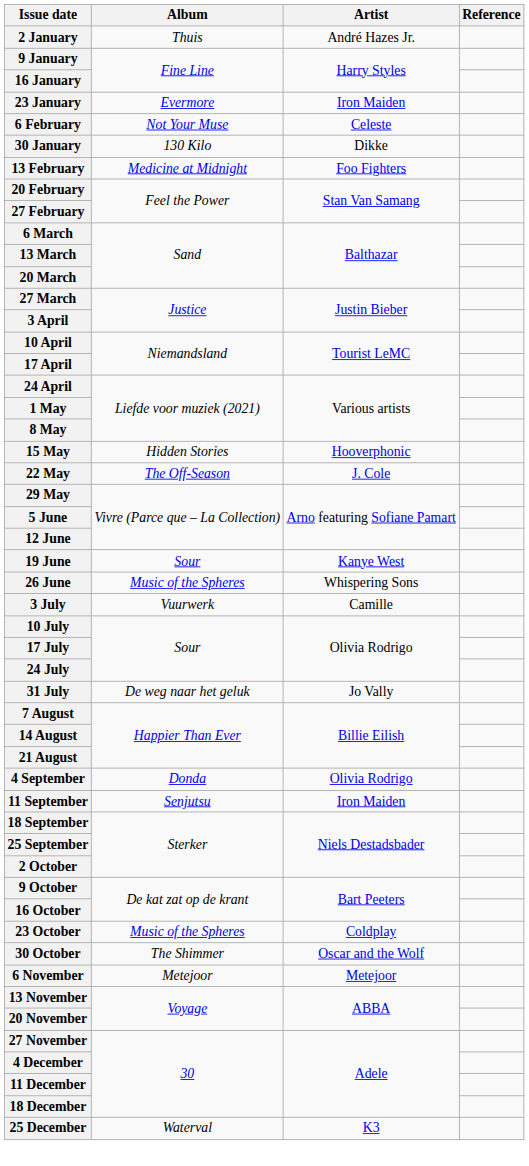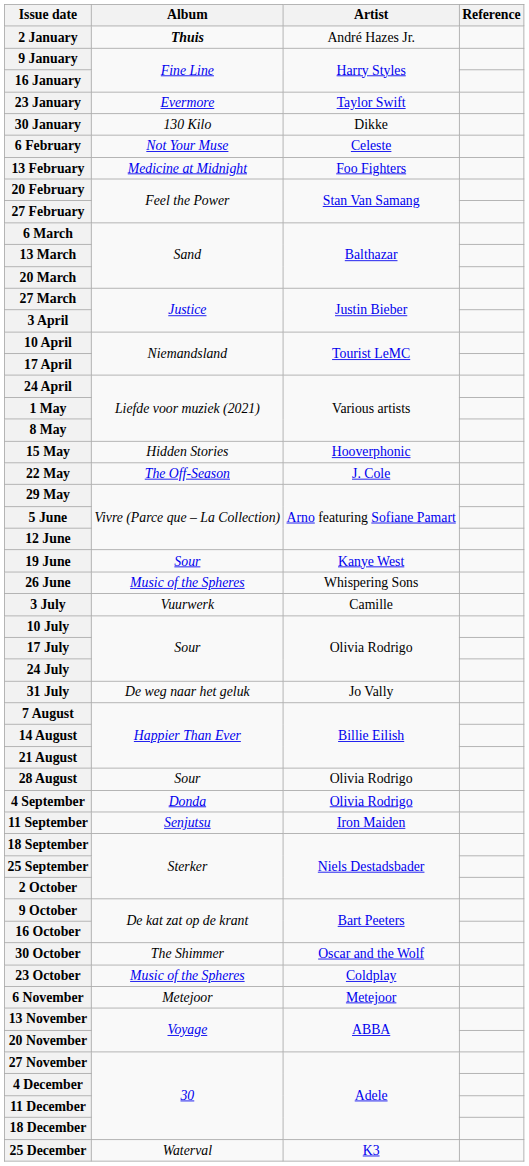(187, 37) normal -> (187, 37) bold
(371, 102) Iron Maiden -> (371, 102) Taylor Swift
rows swapped: (48, 146) <-> (48, 124)
+ row: (48, 779)
rows swapped: (48, 931) <-> (48, 953)
